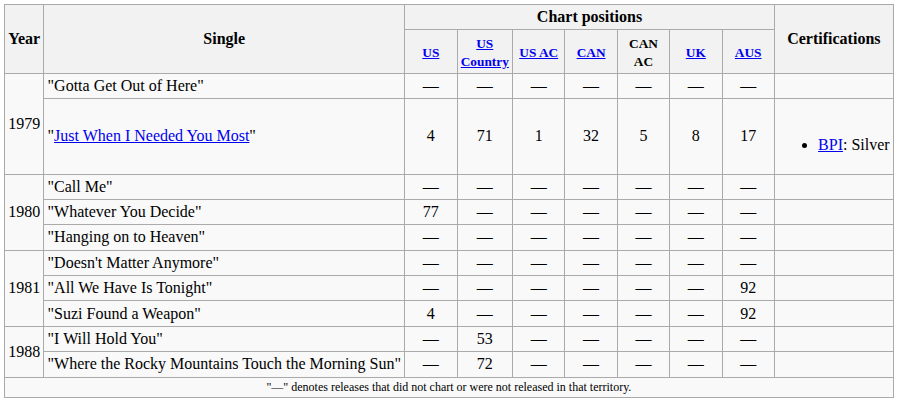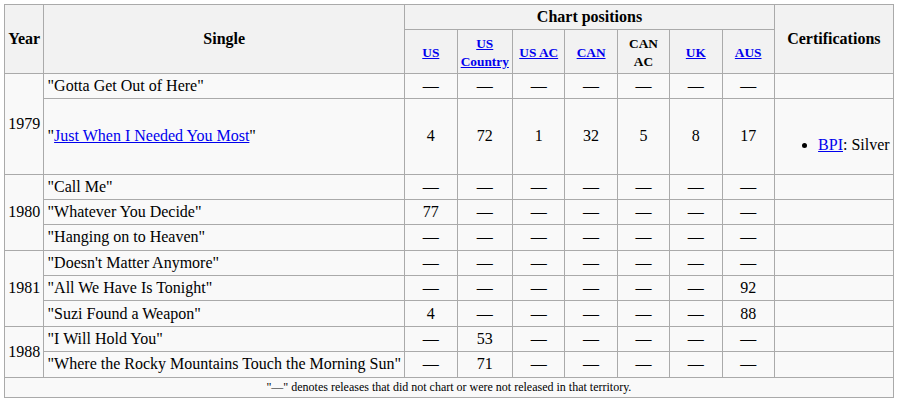(485, 136) 71 -> (485, 136) 72
(748, 313) 92 -> (748, 313) 88
(485, 364) 72 -> (485, 364) 71
